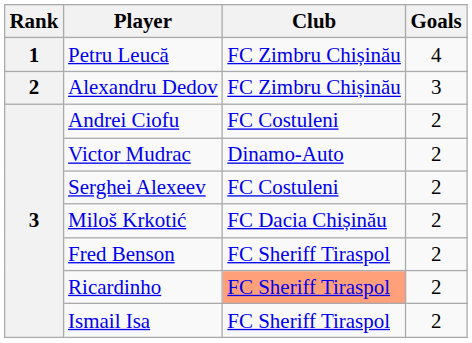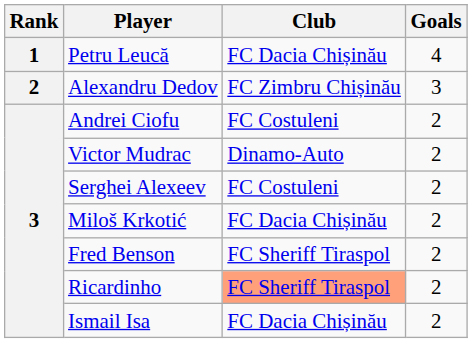(314, 54) FC Zimbru Chișinău -> (307, 54) FC Dacia Chișinău
(309, 320) FC Sheriff Tiraspol -> (307, 320) FC Dacia Chișinău
